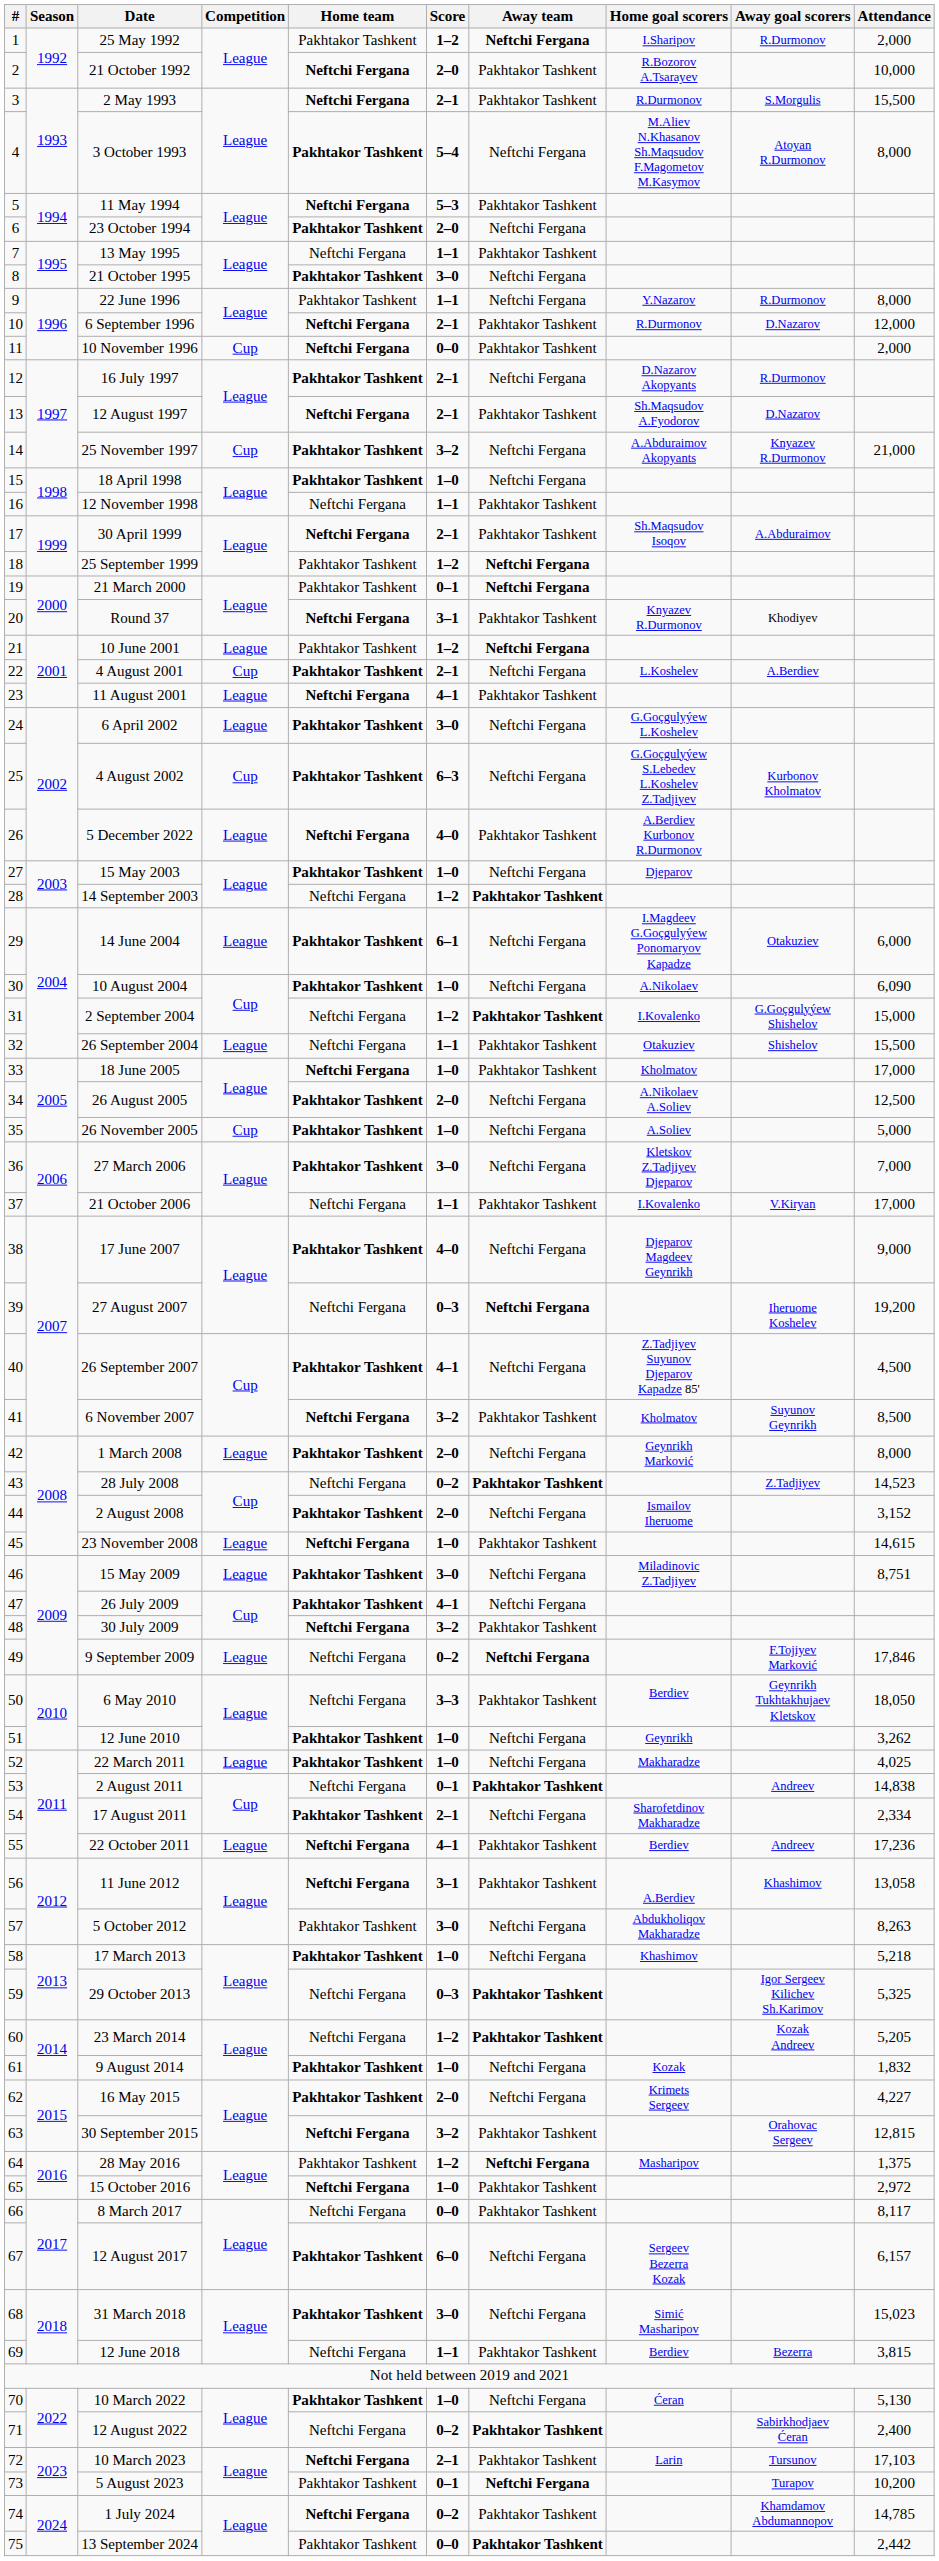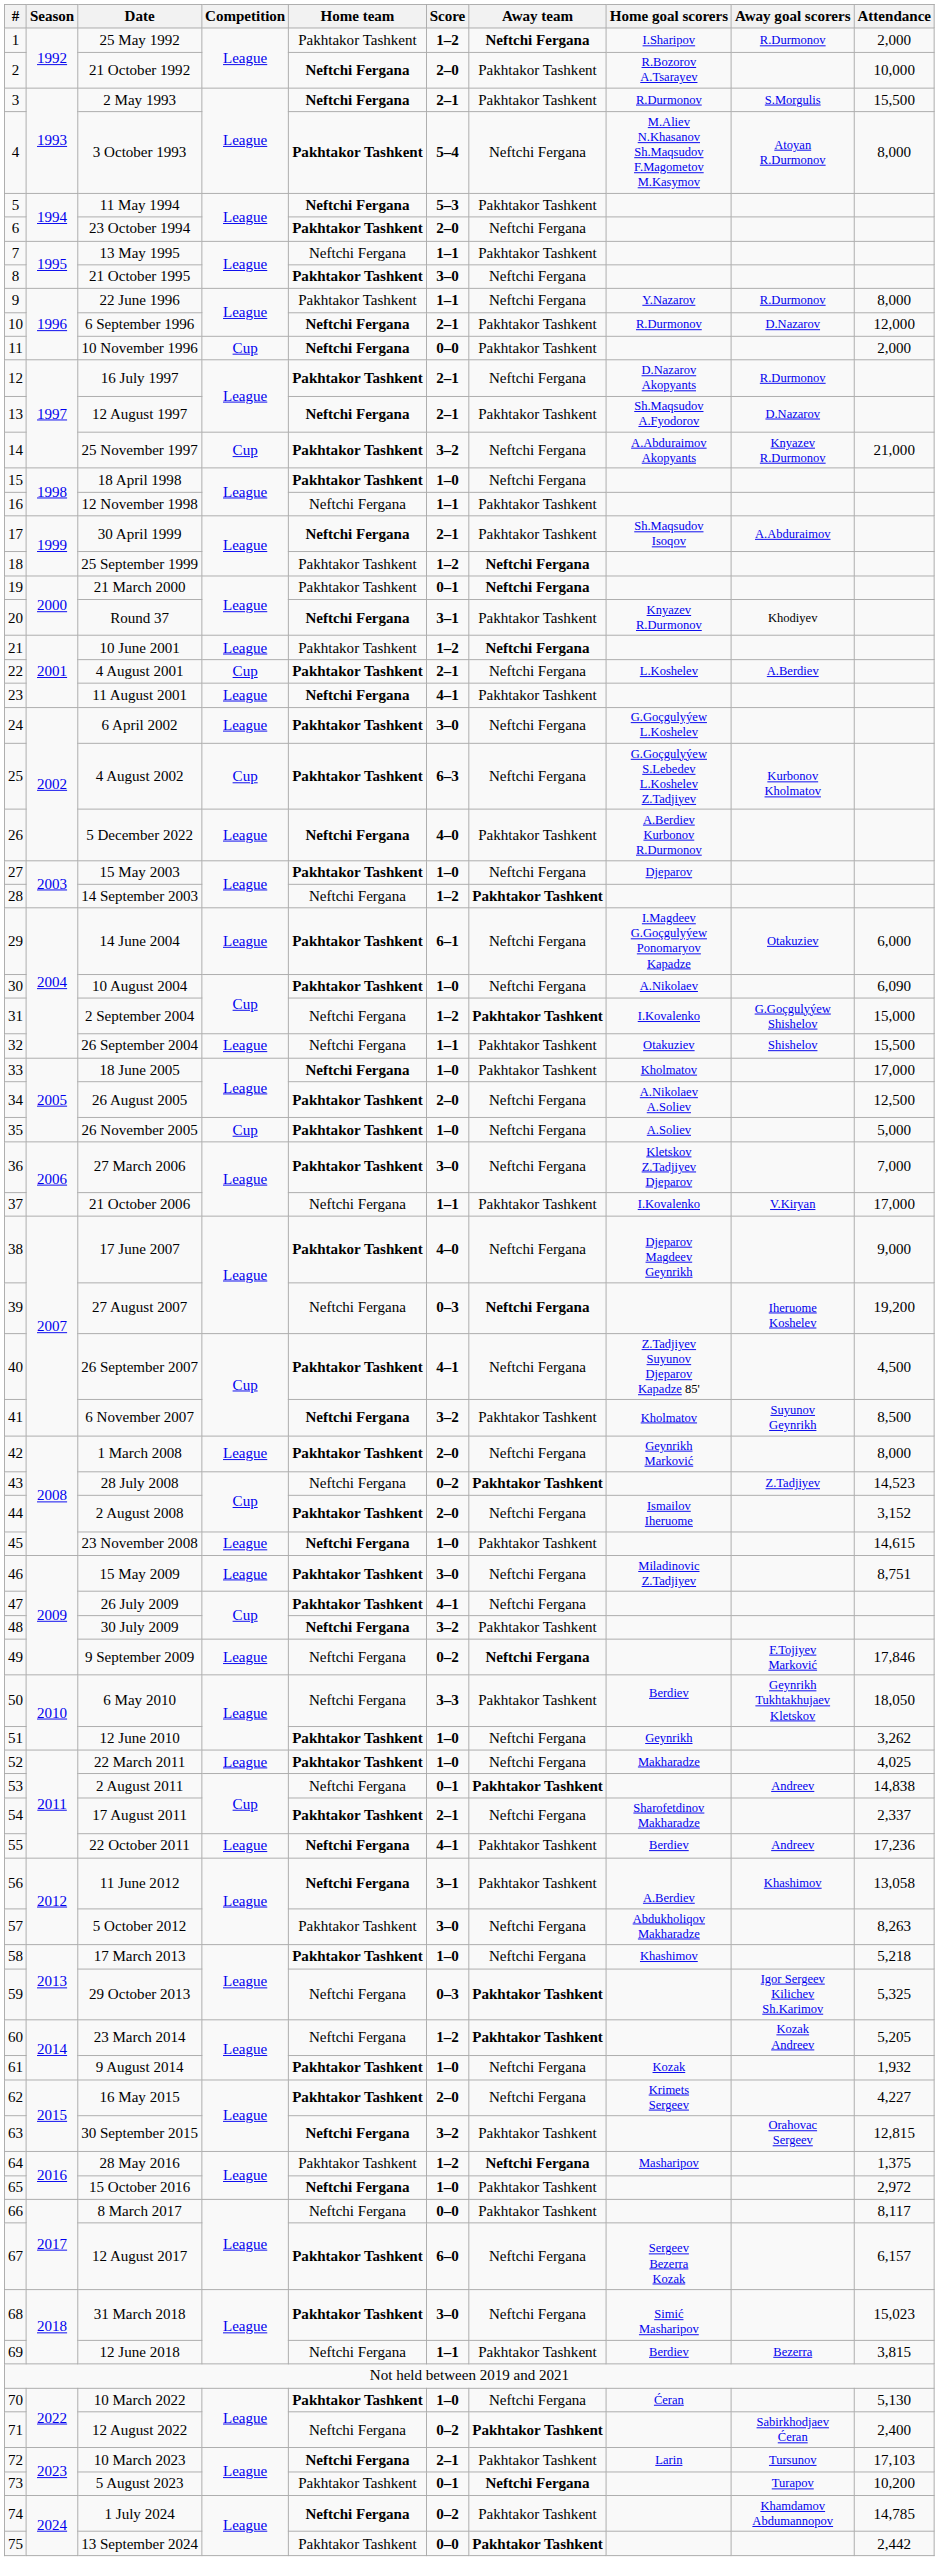(894, 1815) 2,334 -> (894, 1815) 2,337
(894, 2067) 1,832 -> (894, 2067) 1,932
